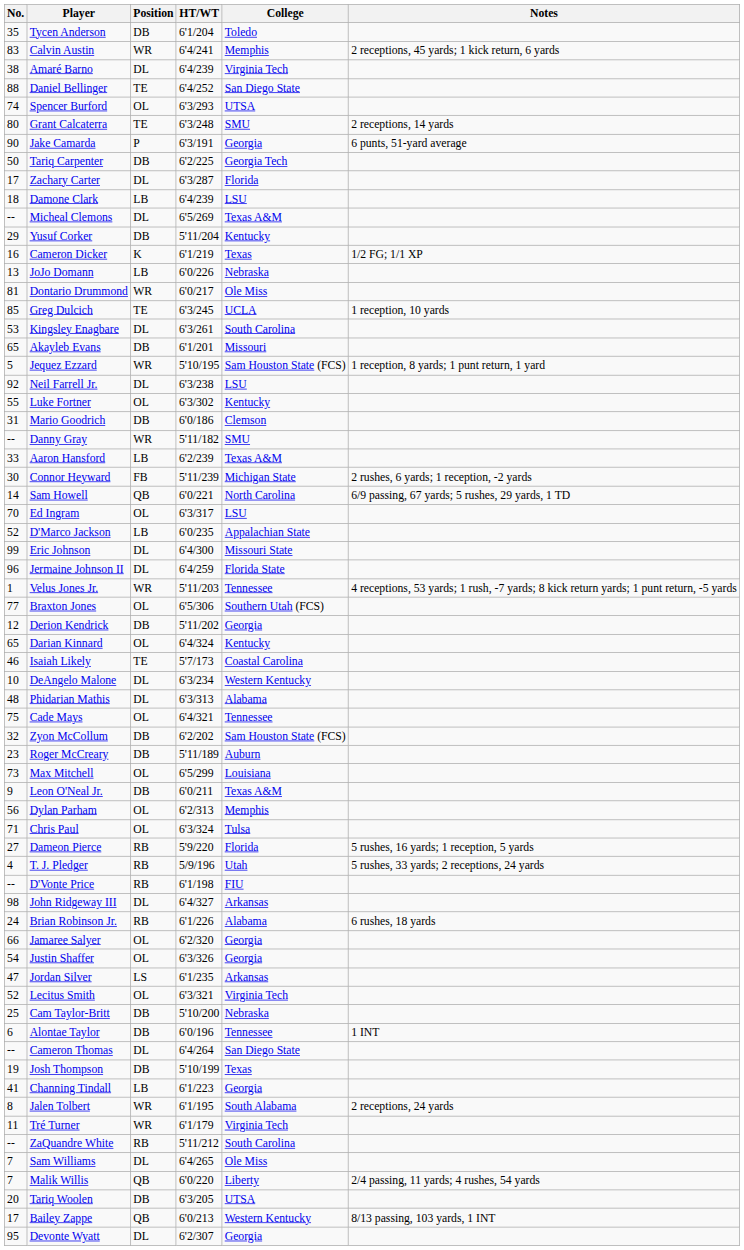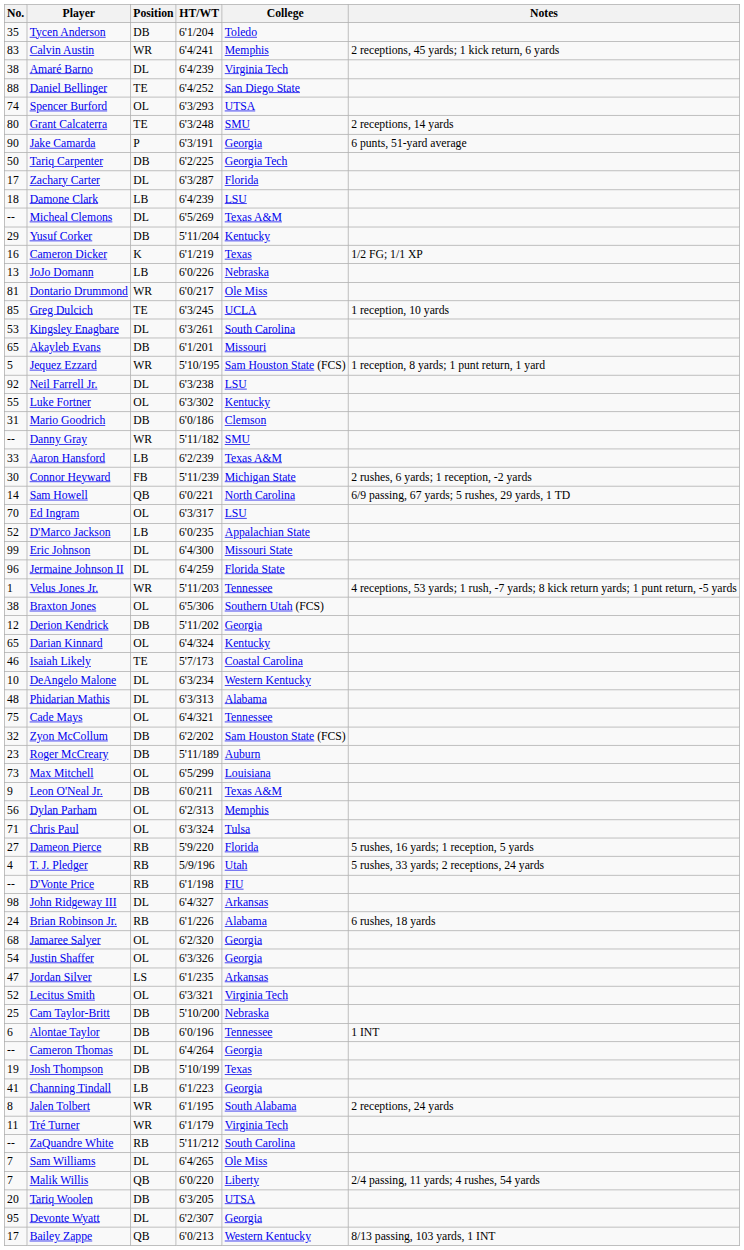(13, 606) 77 -> (13, 606) 38
(13, 939) 66 -> (13, 939) 68
(262, 1051) San Diego State -> (243, 1051) Georgia
rows swapped: (65, 1236) <-> (61, 1217)
